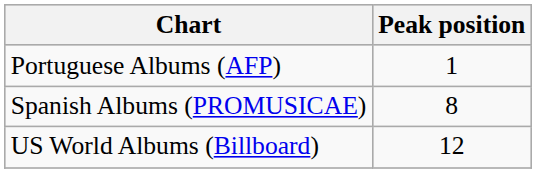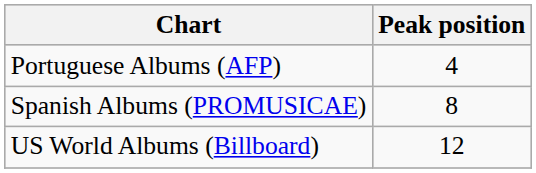(452, 65) 1 -> (452, 65) 4
